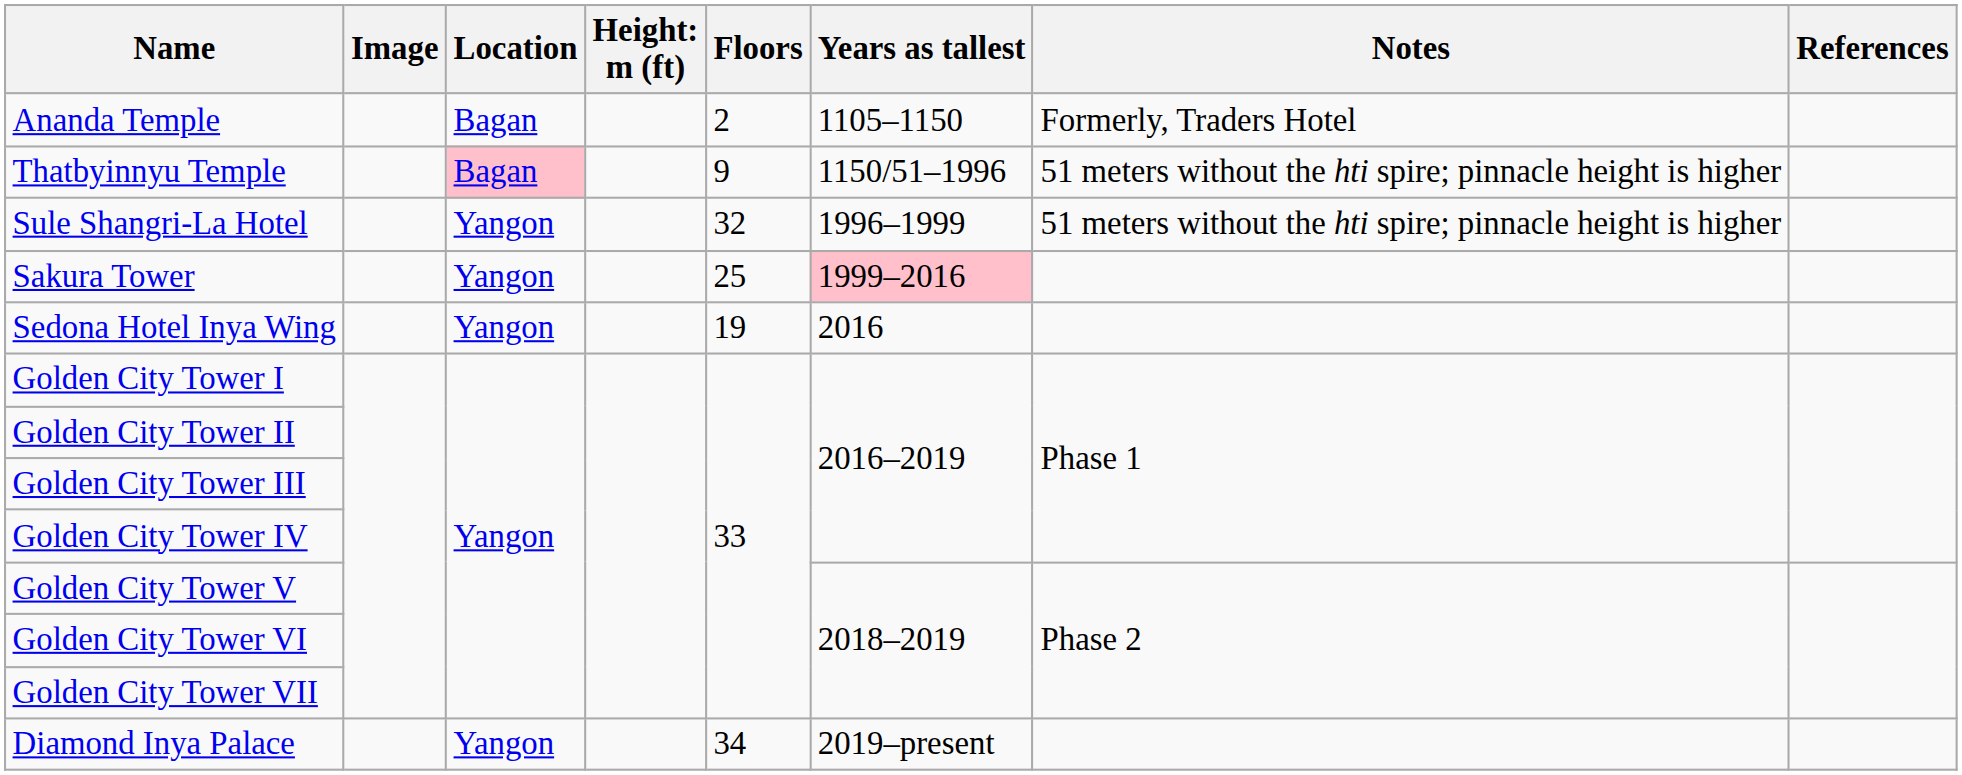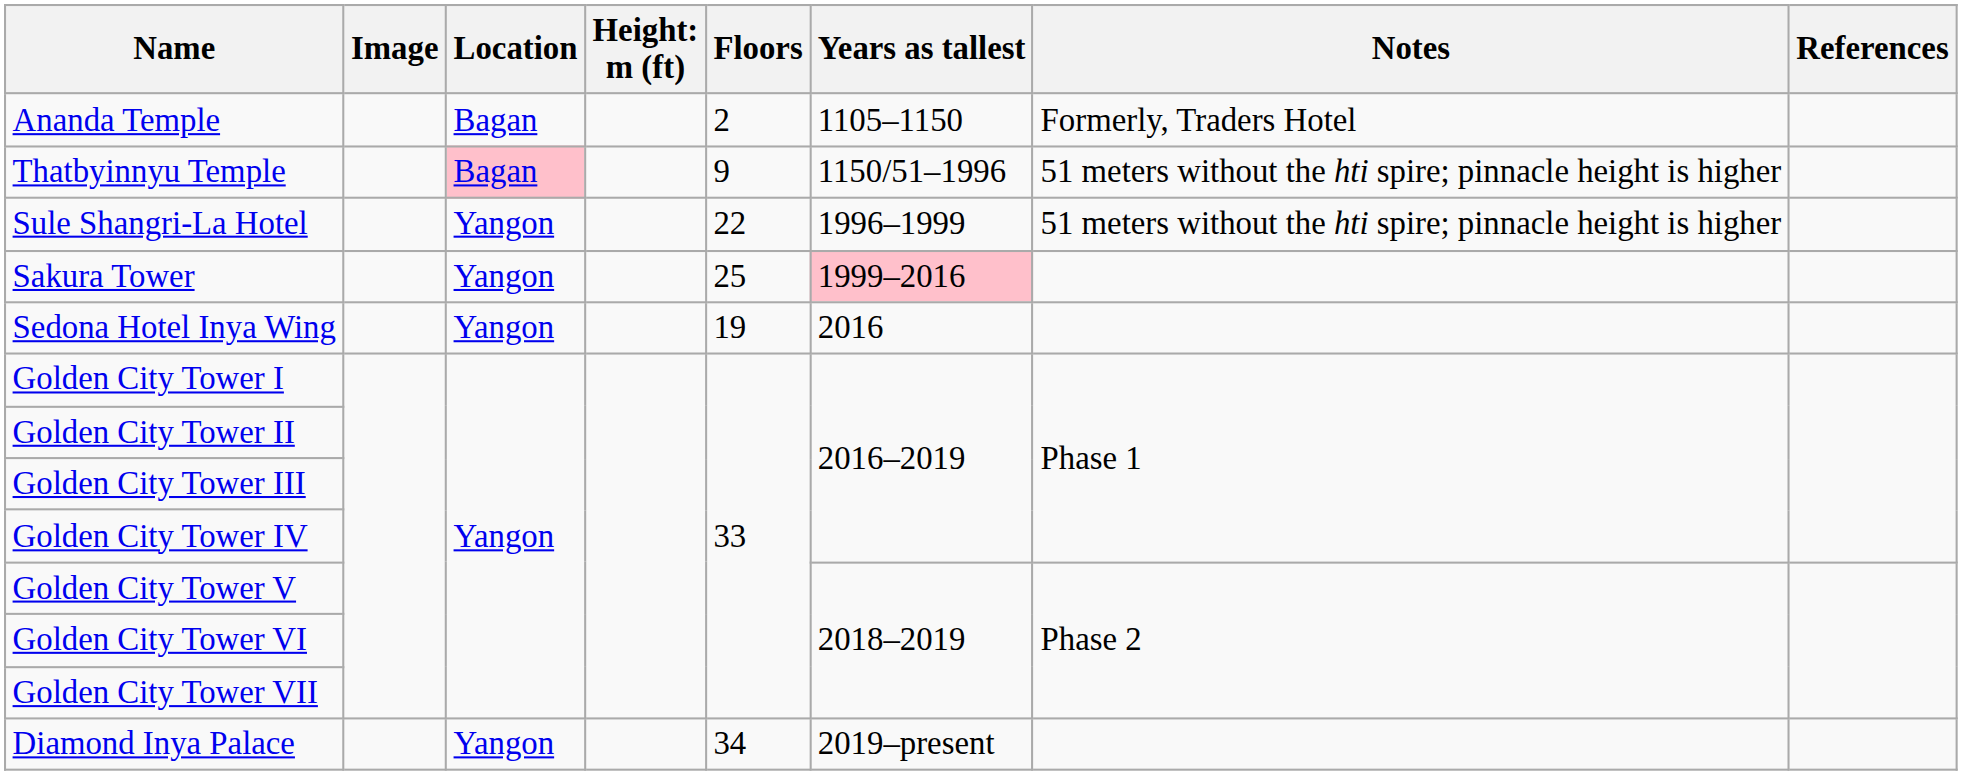(730, 223) 32 -> (730, 223) 22
